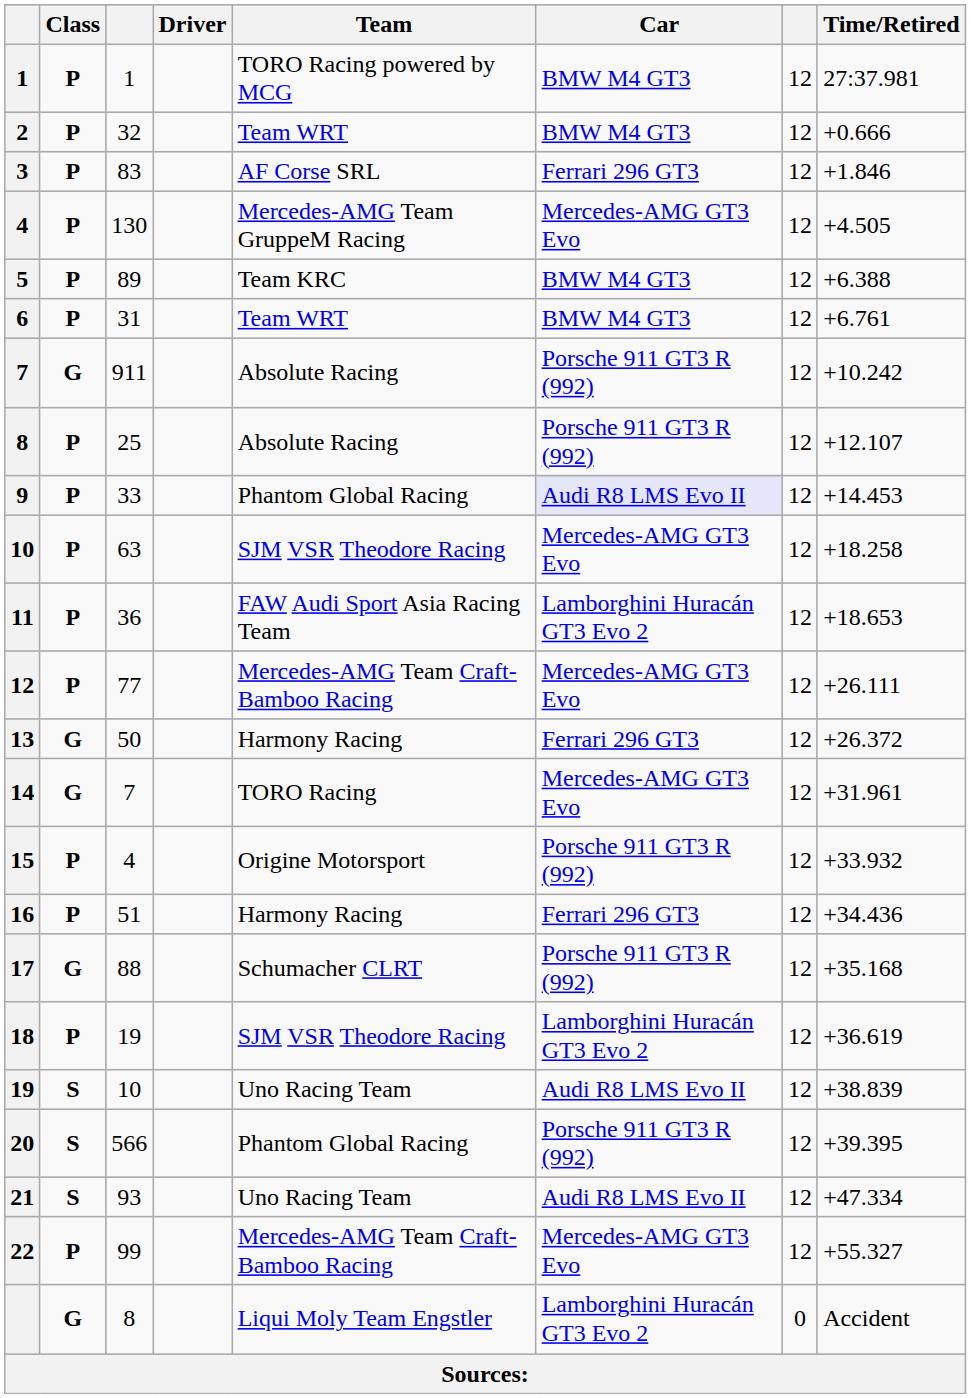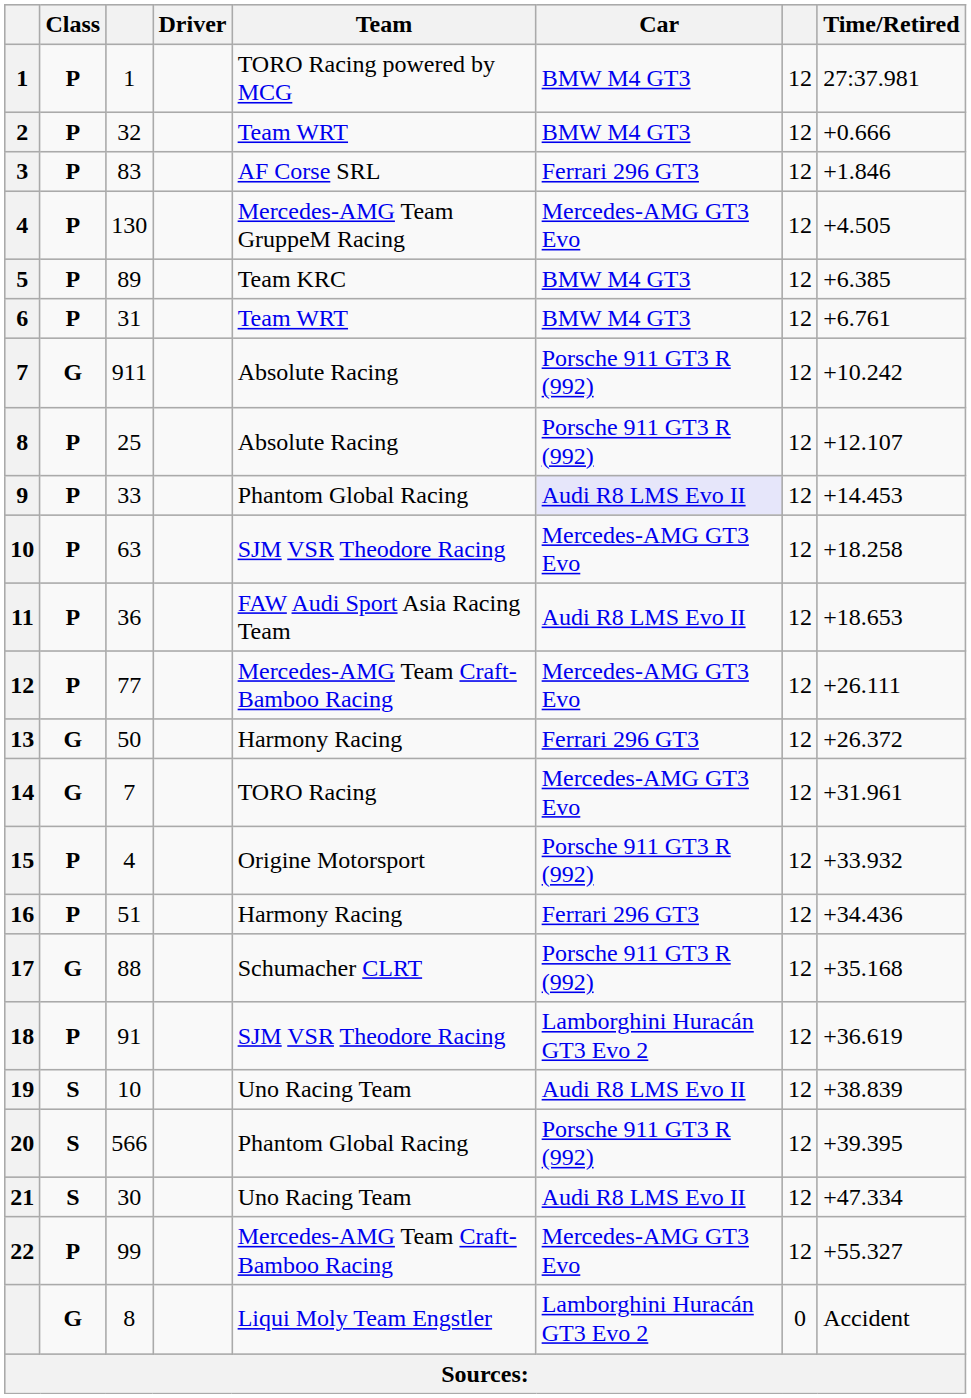(857, 279) +6.388 -> (857, 279) +6.385
(648, 616) Lamborghini Huracán GT3 Evo 2 -> (644, 616) Audi R8 LMS Evo II
(129, 1035) 19 -> (129, 1035) 91
(129, 1197) 93 -> (129, 1197) 30
